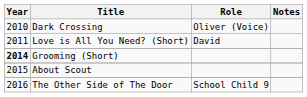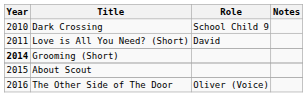(231, 26) Oliver (Voice) -> (231, 26) School Child 9
(231, 85) School Child 9 -> (231, 85) Oliver (Voice)
